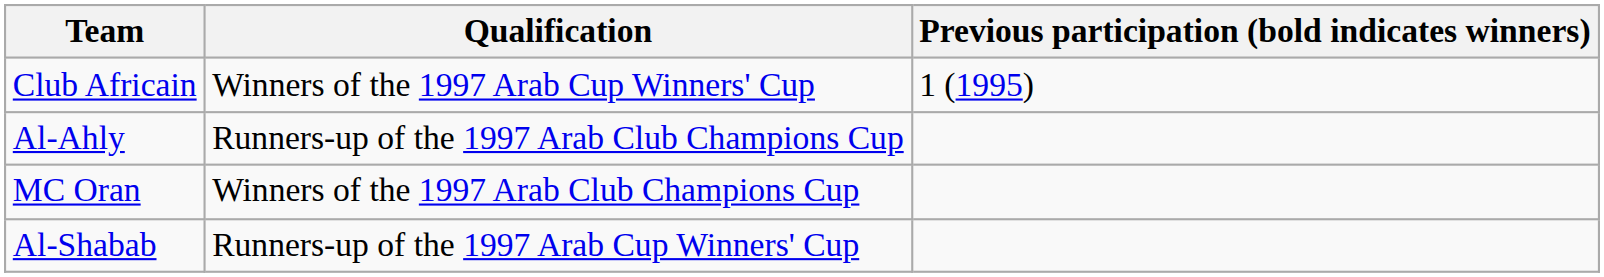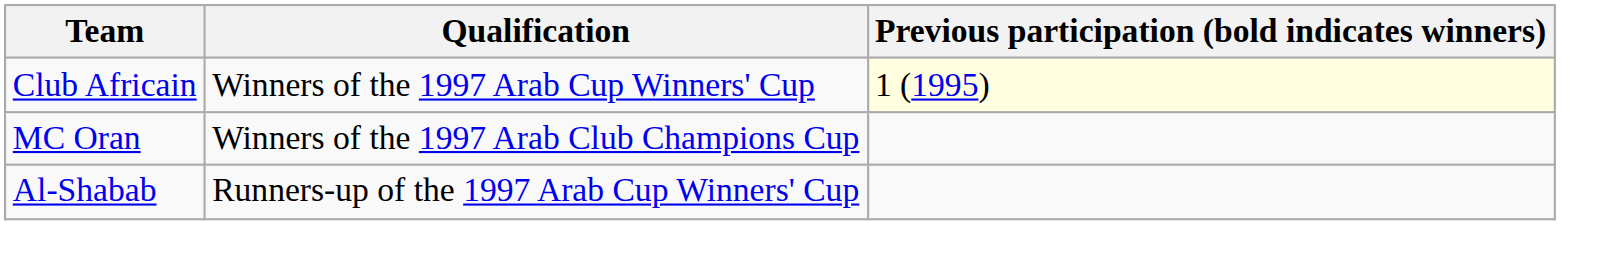(977, 84) no background -> (932, 84) lightyellow background
- row: (69, 137)
